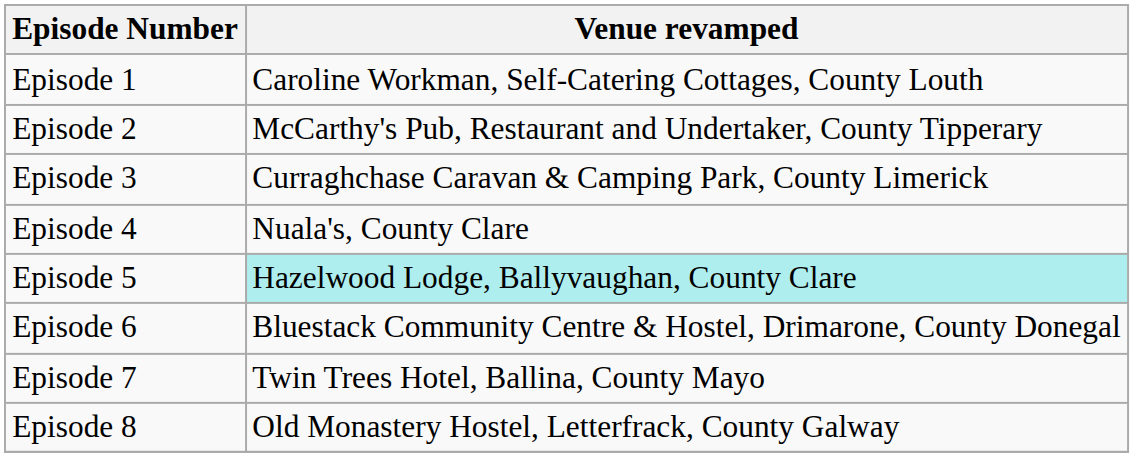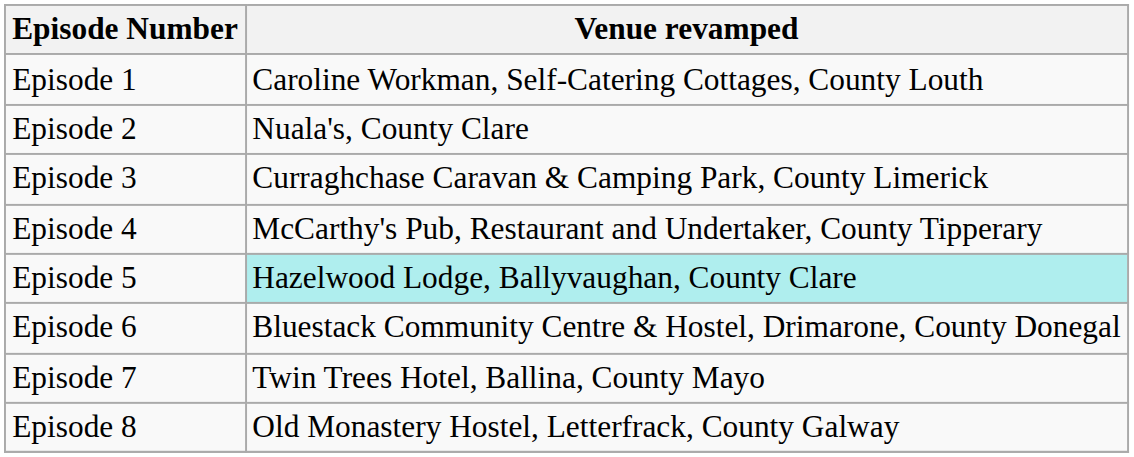(647, 128) McCarthy's Pub, Restaurant and Undertaker, County Tipperary -> (391, 128) Nuala's, County Clare
(391, 228) Nuala's, County Clare -> (647, 228) McCarthy's Pub, Restaurant and Undertaker, County Tipperary
